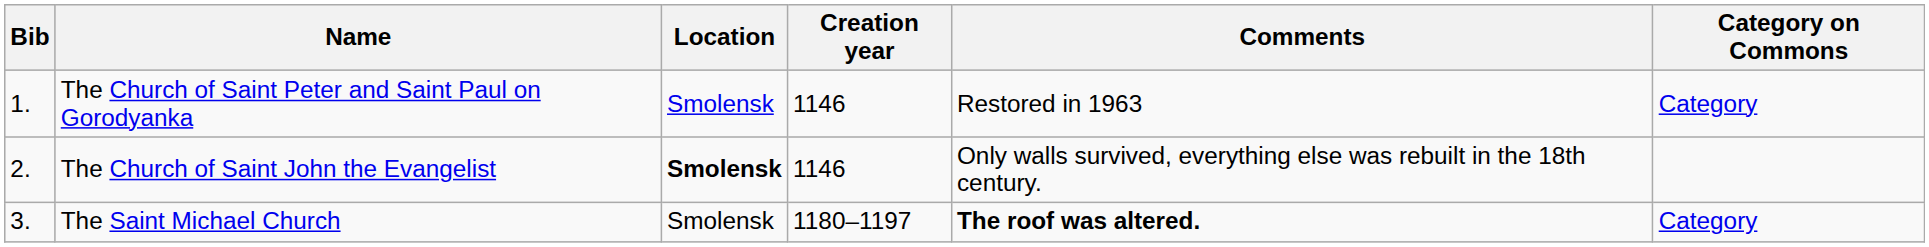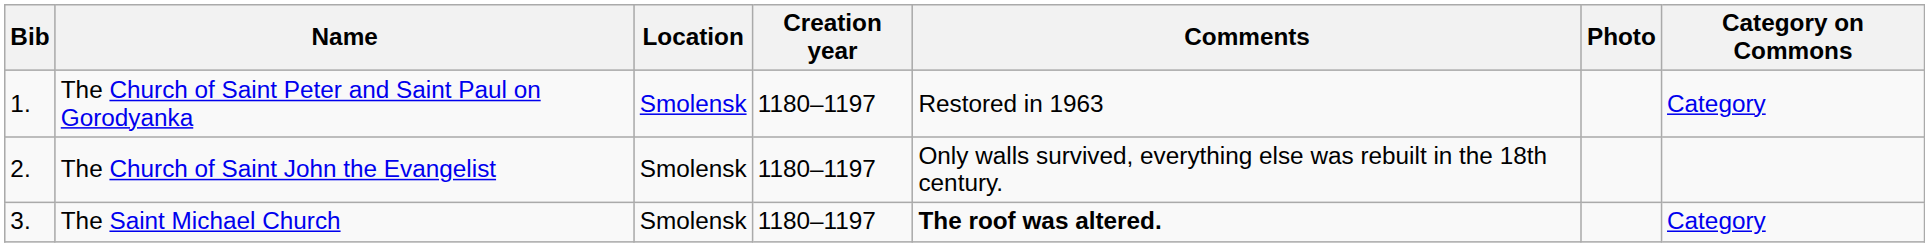+ column: (1621, 37)
(819, 103) 1146 -> (817, 103) 1180–1197
(724, 169) bold -> (693, 169) normal
(819, 169) 1146 -> (817, 169) 1180–1197
